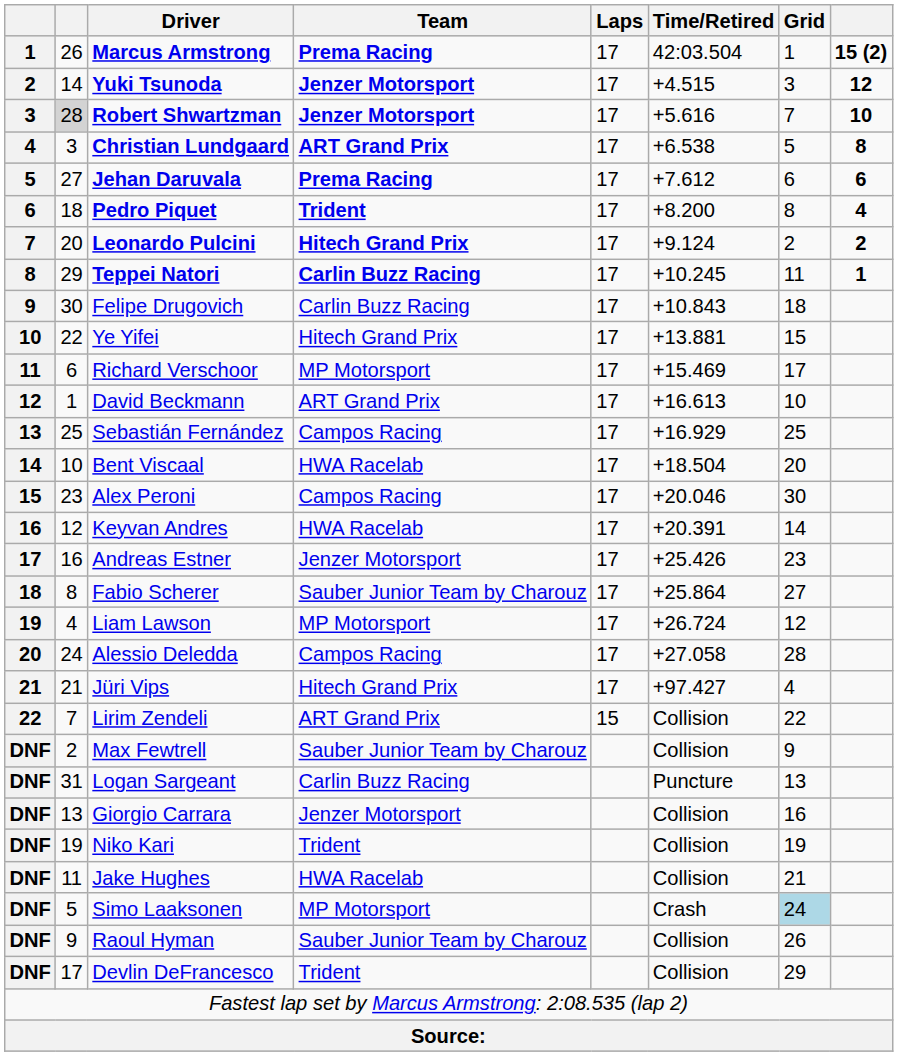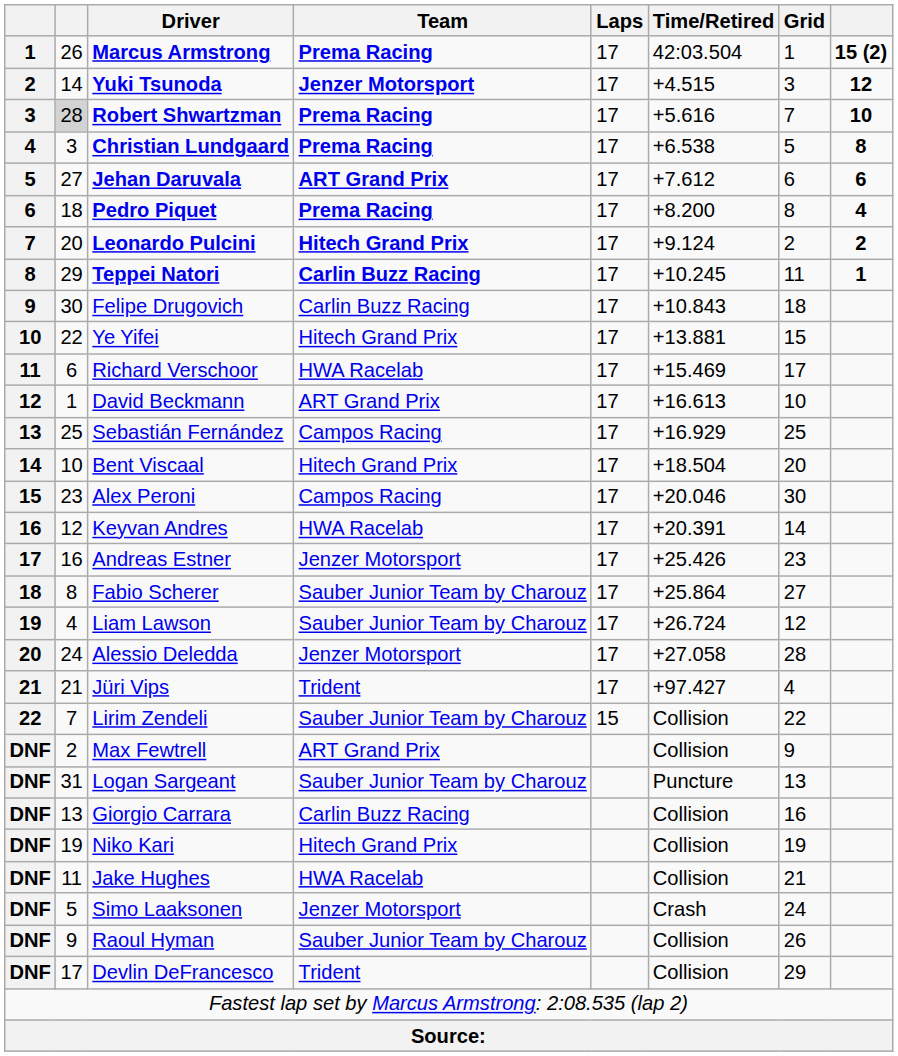(386, 115) Jenzer Motorsport -> (366, 115) Prema Racing
(373, 147) ART Grand Prix -> (366, 147) Prema Racing
(366, 179) Prema Racing -> (373, 179) ART Grand Prix
(332, 211) Trident -> (366, 211) Prema Racing
(364, 369) MP Motorsport -> (361, 369) HWA Racelab
(361, 464) HWA Racelab -> (378, 464) Hitech Grand Prix
(364, 623) MP Motorsport -> (443, 623) Sauber Junior Team by Charouz
(370, 655) Campos Racing -> (380, 655) Jenzer Motorsport
(378, 686) Hitech Grand Prix -> (330, 686) Trident
(369, 718) ART Grand Prix -> (443, 718) Sauber Junior Team by Charouz
(443, 750) Sauber Junior Team by Charouz -> (369, 750) ART Grand Prix
(384, 782) Carlin Buzz Racing -> (443, 782) Sauber Junior Team by Charouz
(380, 813) Jenzer Motorsport -> (384, 813) Carlin Buzz Racing
(330, 845) Trident -> (378, 845) Hitech Grand Prix
(364, 909) MP Motorsport -> (380, 909) Jenzer Motorsport
(795, 909) lightblue background -> (795, 909) no background
